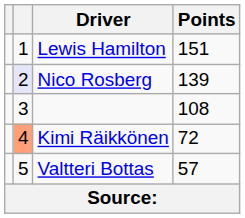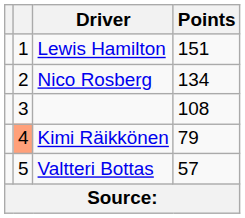(23, 79) lavender background -> (23, 79) no background
(194, 79) 139 -> (194, 79) 134
(188, 138) 72 -> (188, 138) 79
